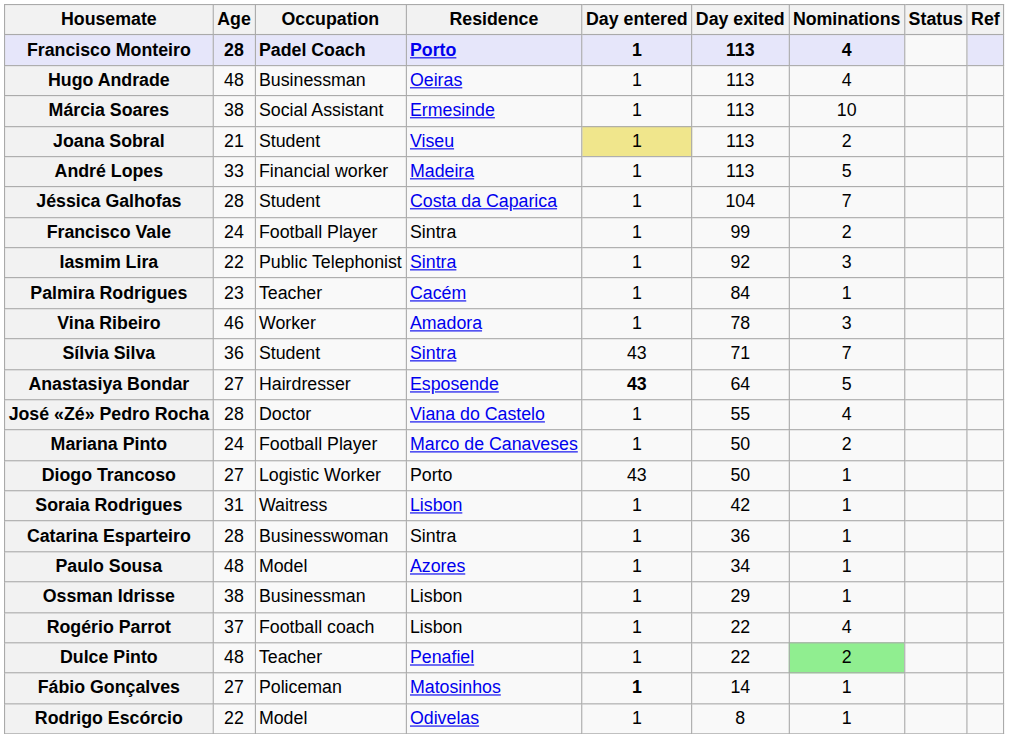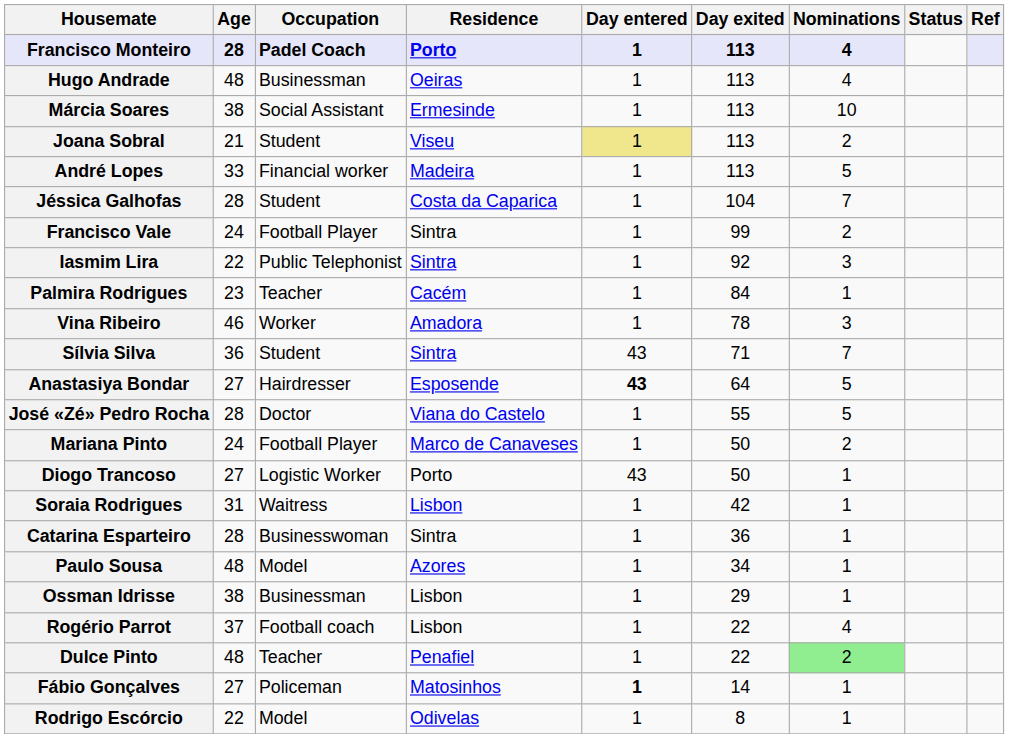(847, 414) 4 -> (847, 414) 5
